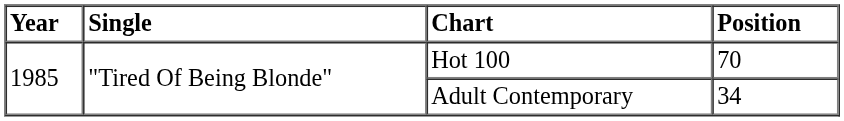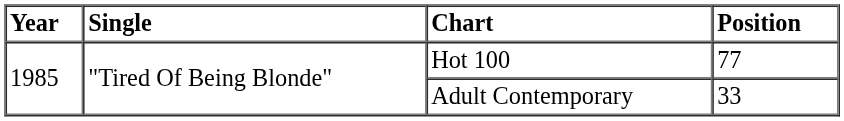(729, 59) 70 -> (729, 59) 77
(729, 96) 34 -> (729, 96) 33
